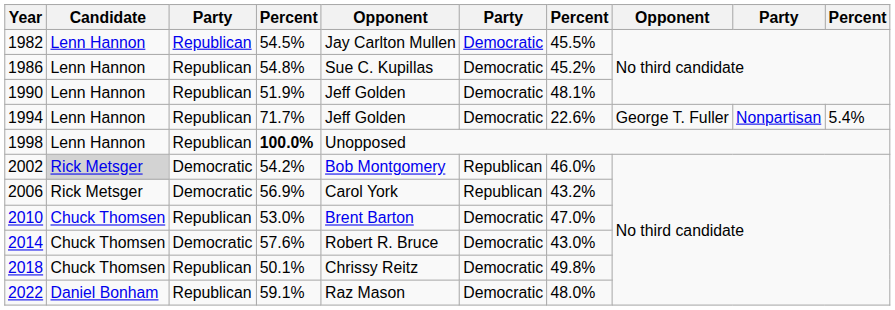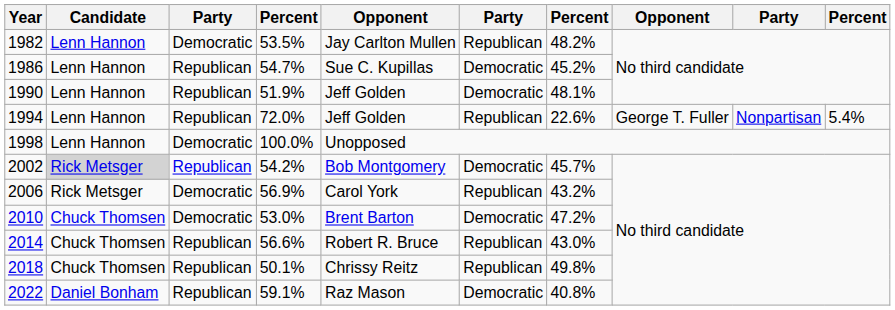(212, 42) Republican -> (212, 42) Democratic
(282, 42) 54.5% -> (282, 42) 53.5%
(503, 42) Democratic -> (503, 42) Republican
(573, 42) 45.5% -> (573, 42) 48.2%
(282, 67) 54.8% -> (282, 67) 54.7%
(282, 117) 71.7% -> (282, 117) 72.0%
(503, 117) Democratic -> (503, 117) Republican
(212, 142) Republican -> (212, 142) Democratic
(287, 142) bold -> (287, 142) normal
(212, 167) Democratic -> (212, 167) Republican
(503, 167) Republican -> (503, 167) Democratic
(573, 167) 46.0% -> (573, 167) 45.7%
(212, 217) Republican -> (212, 217) Democratic
(573, 217) 47.0% -> (573, 217) 47.2%
(212, 242) Democratic -> (212, 242) Republican
(282, 242) 57.6% -> (282, 242) 56.6%
(503, 242) Democratic -> (503, 242) Republican
(503, 267) Democratic -> (503, 267) Republican
(573, 292) 48.0% -> (573, 292) 40.8%
